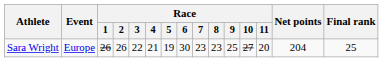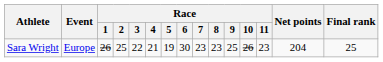(121, 48) 26 -> (121, 48) 25
(248, 48) 27 -> (248, 48) 26
(264, 48) 20 -> (264, 48) 23
